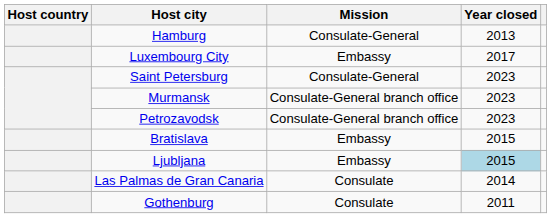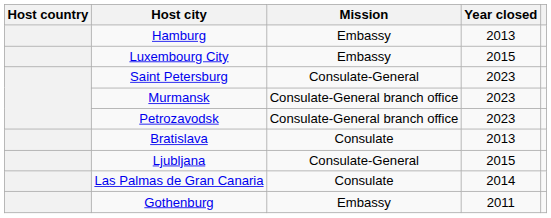(364, 35) Consulate-General -> (364, 35) Embassy
(501, 56) 2017 -> (501, 56) 2015
(364, 139) Embassy -> (364, 139) Consulate
(501, 139) 2015 -> (501, 139) 2013
(364, 160) Embassy -> (364, 160) Consulate-General
(501, 160) lightblue background -> (501, 160) no background
(364, 202) Consulate -> (364, 202) Embassy
